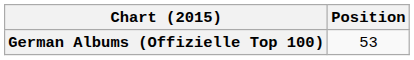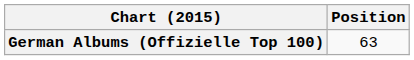(368, 42) 53 -> (368, 42) 63
